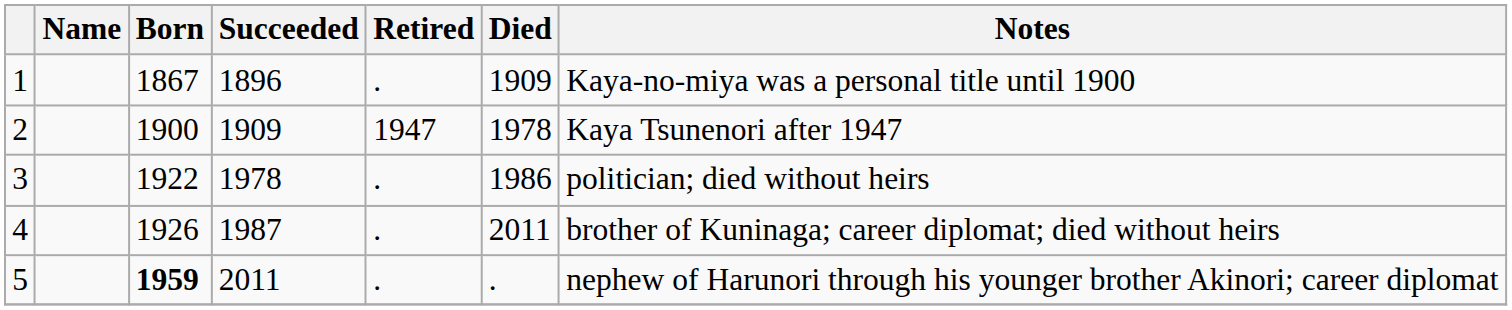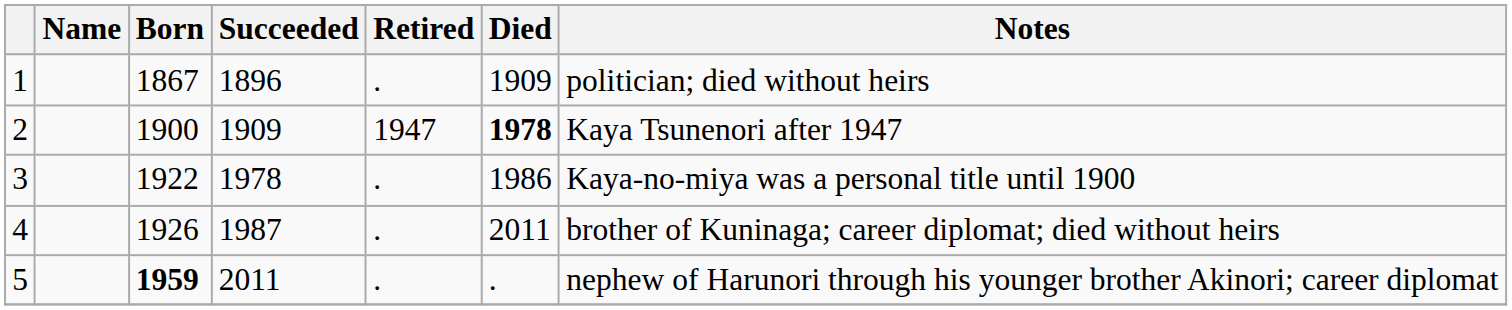(851, 79) Kaya-no-miya was a personal title until 1900 -> (748, 79) politician; died without heirs
(520, 129) normal -> (520, 129) bold
(748, 179) politician; died without heirs -> (851, 179) Kaya-no-miya was a personal title until 1900
